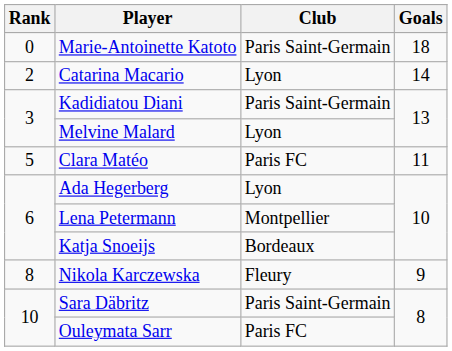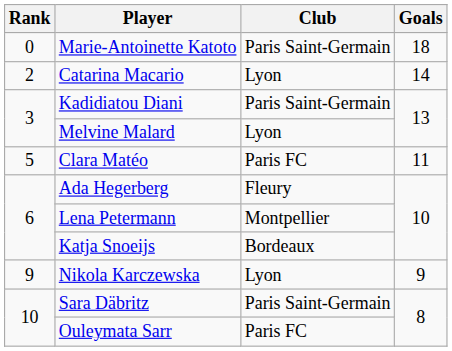(263, 189) Lyon -> (268, 189) Fleury
(30, 274) 8 -> (30, 274) 9
(268, 274) Fleury -> (263, 274) Lyon
